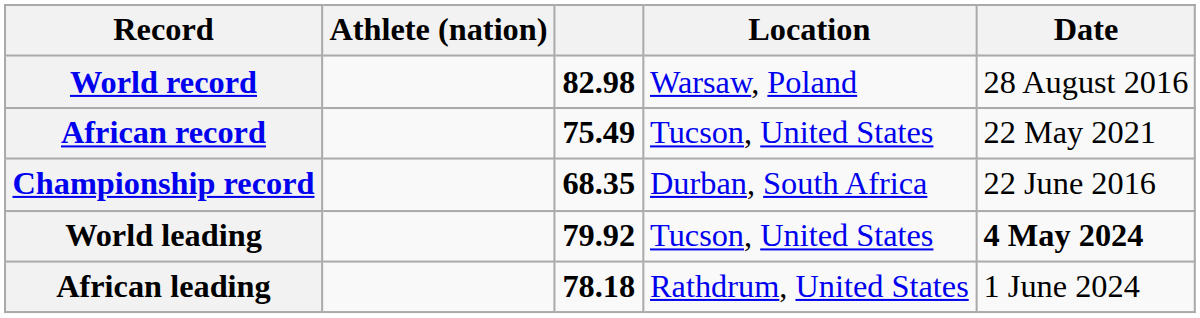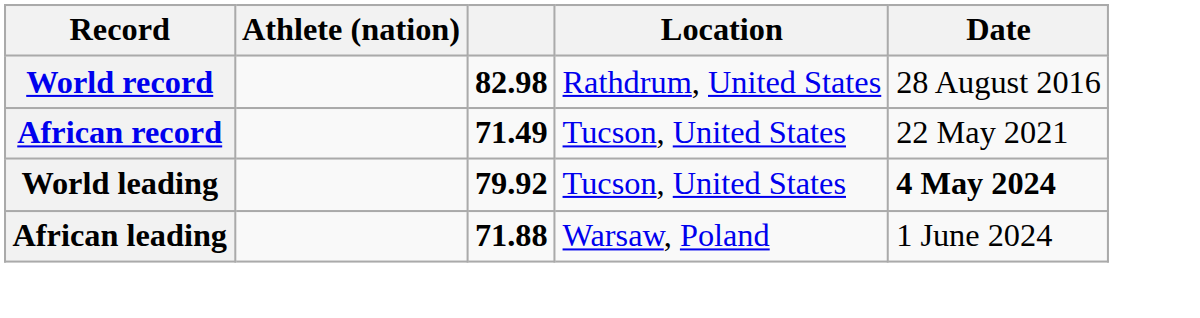(754, 81) Warsaw, Poland -> (722, 81) Rathdrum, United States
(599, 132) 75.49 -> (511, 132) 71.49
- row: (163, 183)
(599, 286) 78.18 -> (511, 235) 71.88
(809, 286) Rathdrum, United States -> (666, 235) Warsaw, Poland
